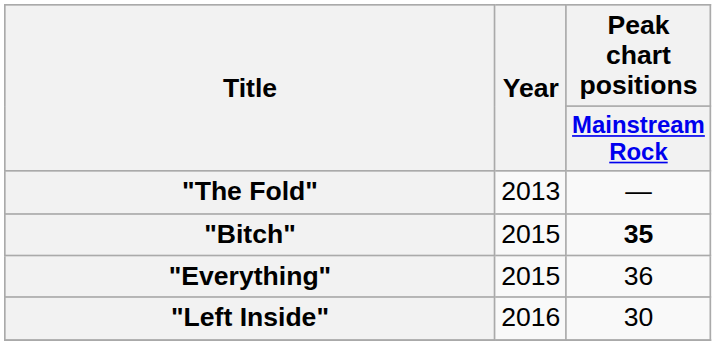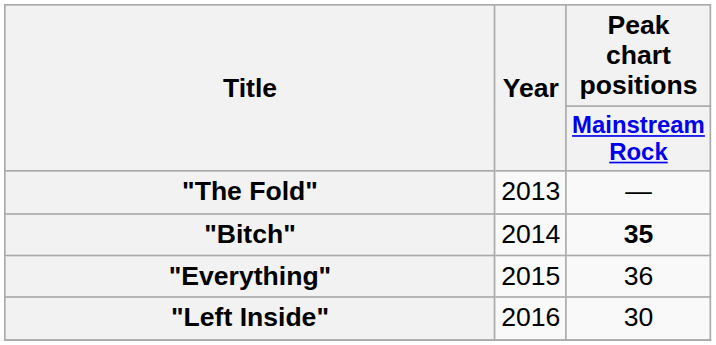(531, 233) 2015 -> (531, 233) 2014
